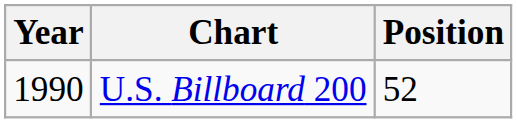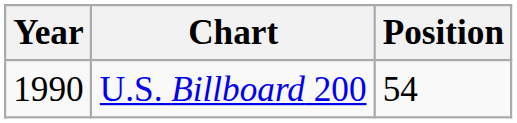(400, 88) 52 -> (400, 88) 54
